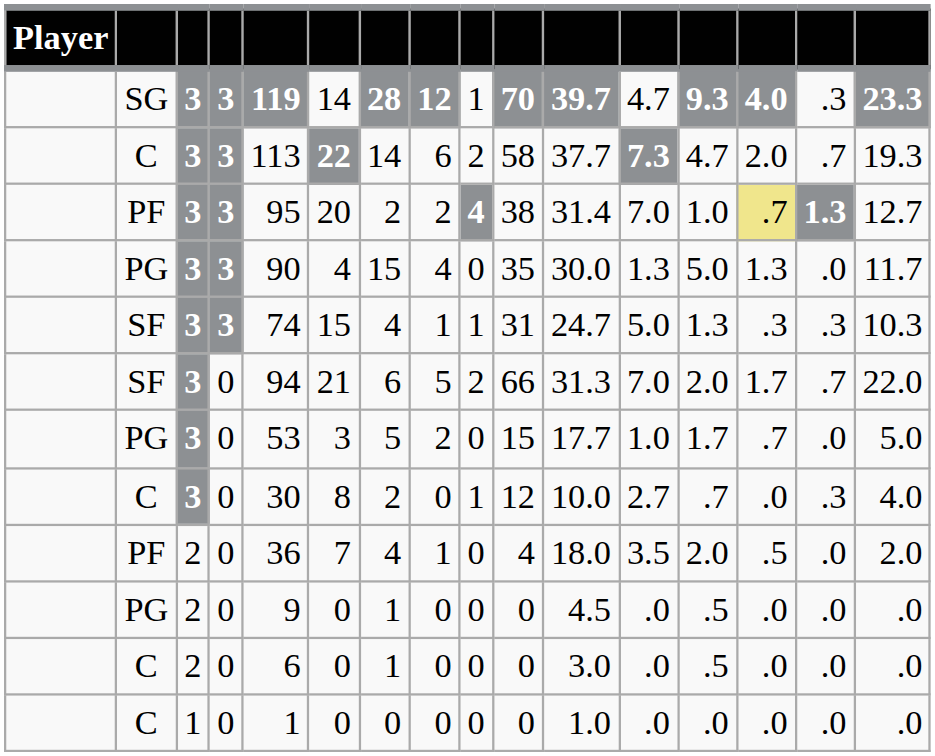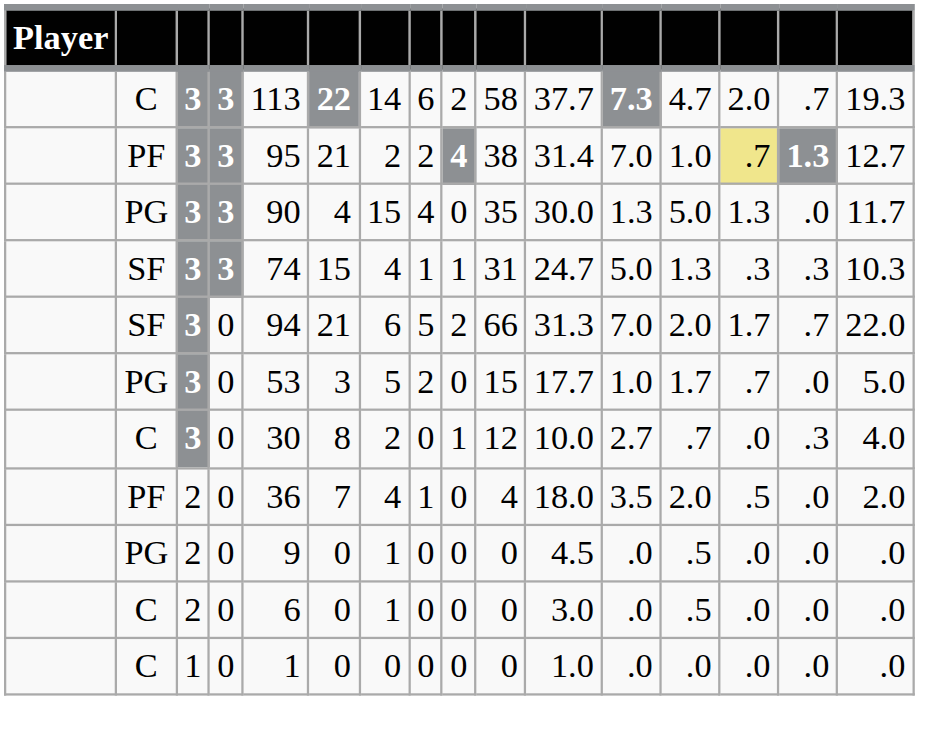- row: (146, 98)
(334, 211) 20 -> (334, 155) 21
